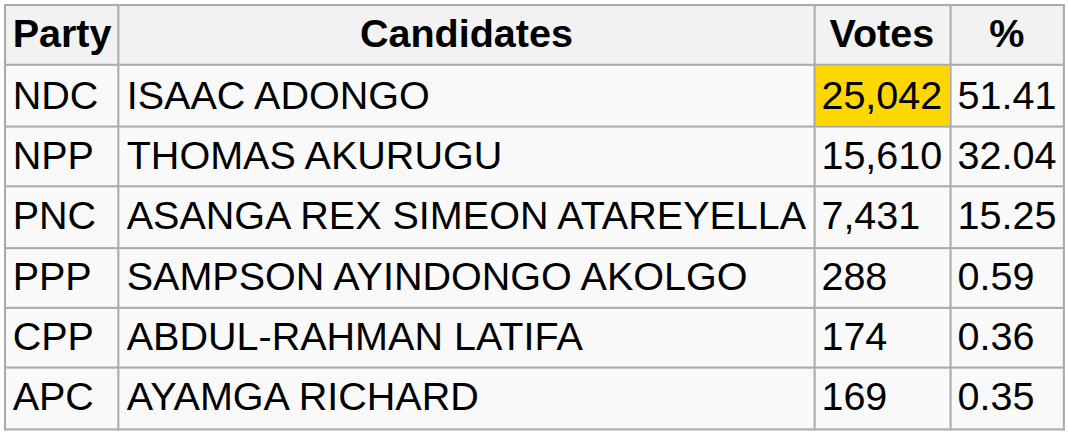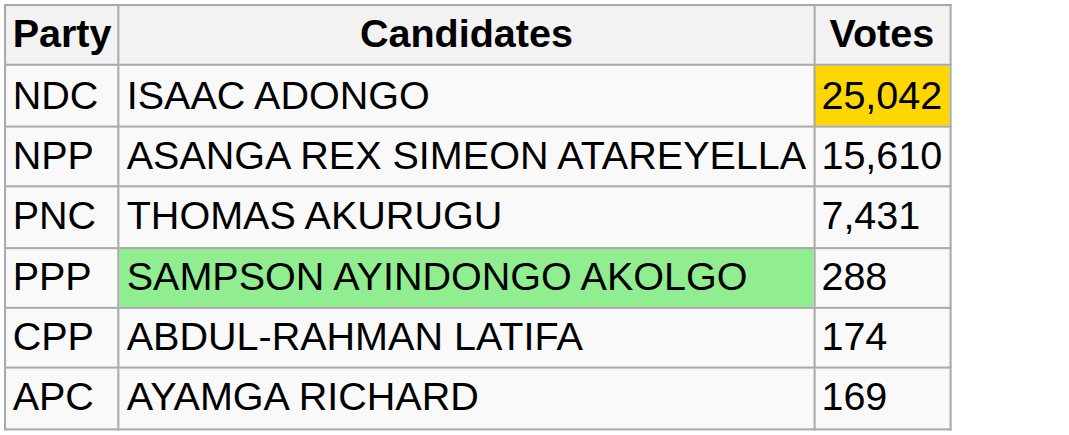- column: (1007, 34)
(314, 155) THOMAS AKURUGU -> (466, 155) ASANGA REX SIMEON ATAREYELLA
(466, 216) ASANGA REX SIMEON ATAREYELLA -> (314, 216) THOMAS AKURUGU
(437, 276) no background -> (437, 276) lightgreen background
